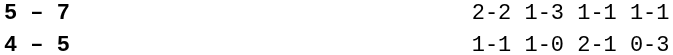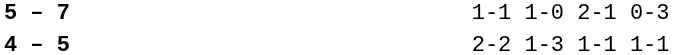(571, 14) 2-2 1-3 1-1 1-1 -> (571, 14) 1-1 1-0 2-1 0-3
(571, 46) 1-1 1-0 2-1 0-3 -> (571, 46) 2-2 1-3 1-1 1-1
